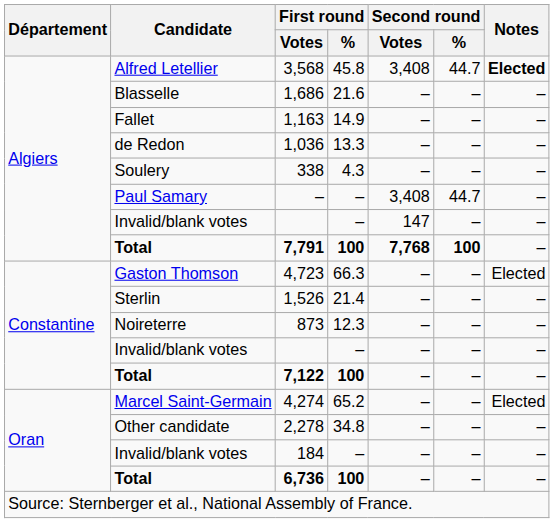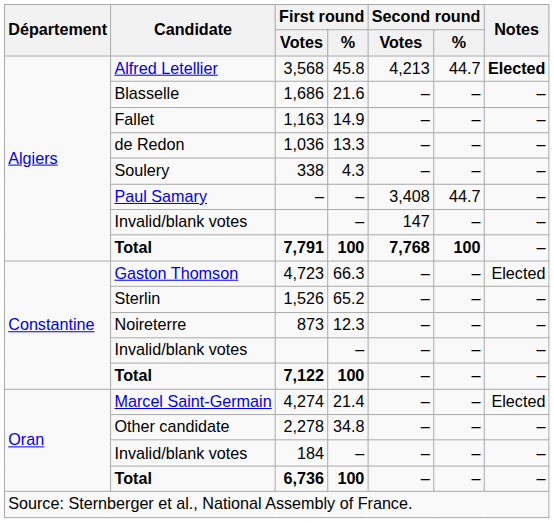(410, 68) 3,408 -> (410, 68) 4,213
(349, 299) 21.4 -> (349, 299) 65.2
(349, 401) 65.2 -> (349, 401) 21.4
